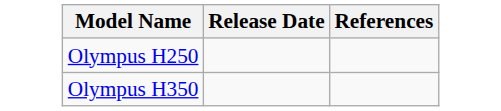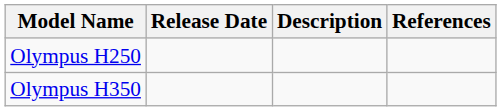+ column: (330, 21)
